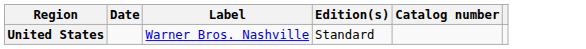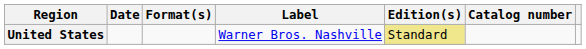+ column: (179, 15)
(345, 35) no background -> (418, 35) khaki background
